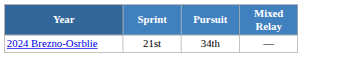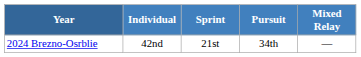+ column: (152, 19)
